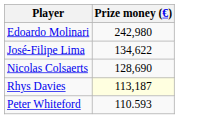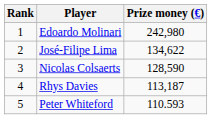+ column: (20, 13)
(133, 68) 128,690 -> (165, 68) 128,590
(133, 86) lightyellow background -> (165, 86) no background
